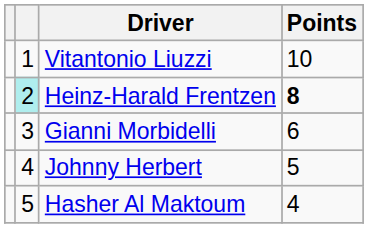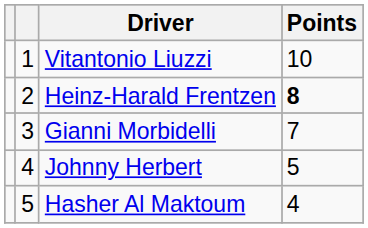(28, 95) paleturquoise background -> (28, 95) no background
(293, 131) 6 -> (293, 131) 7
